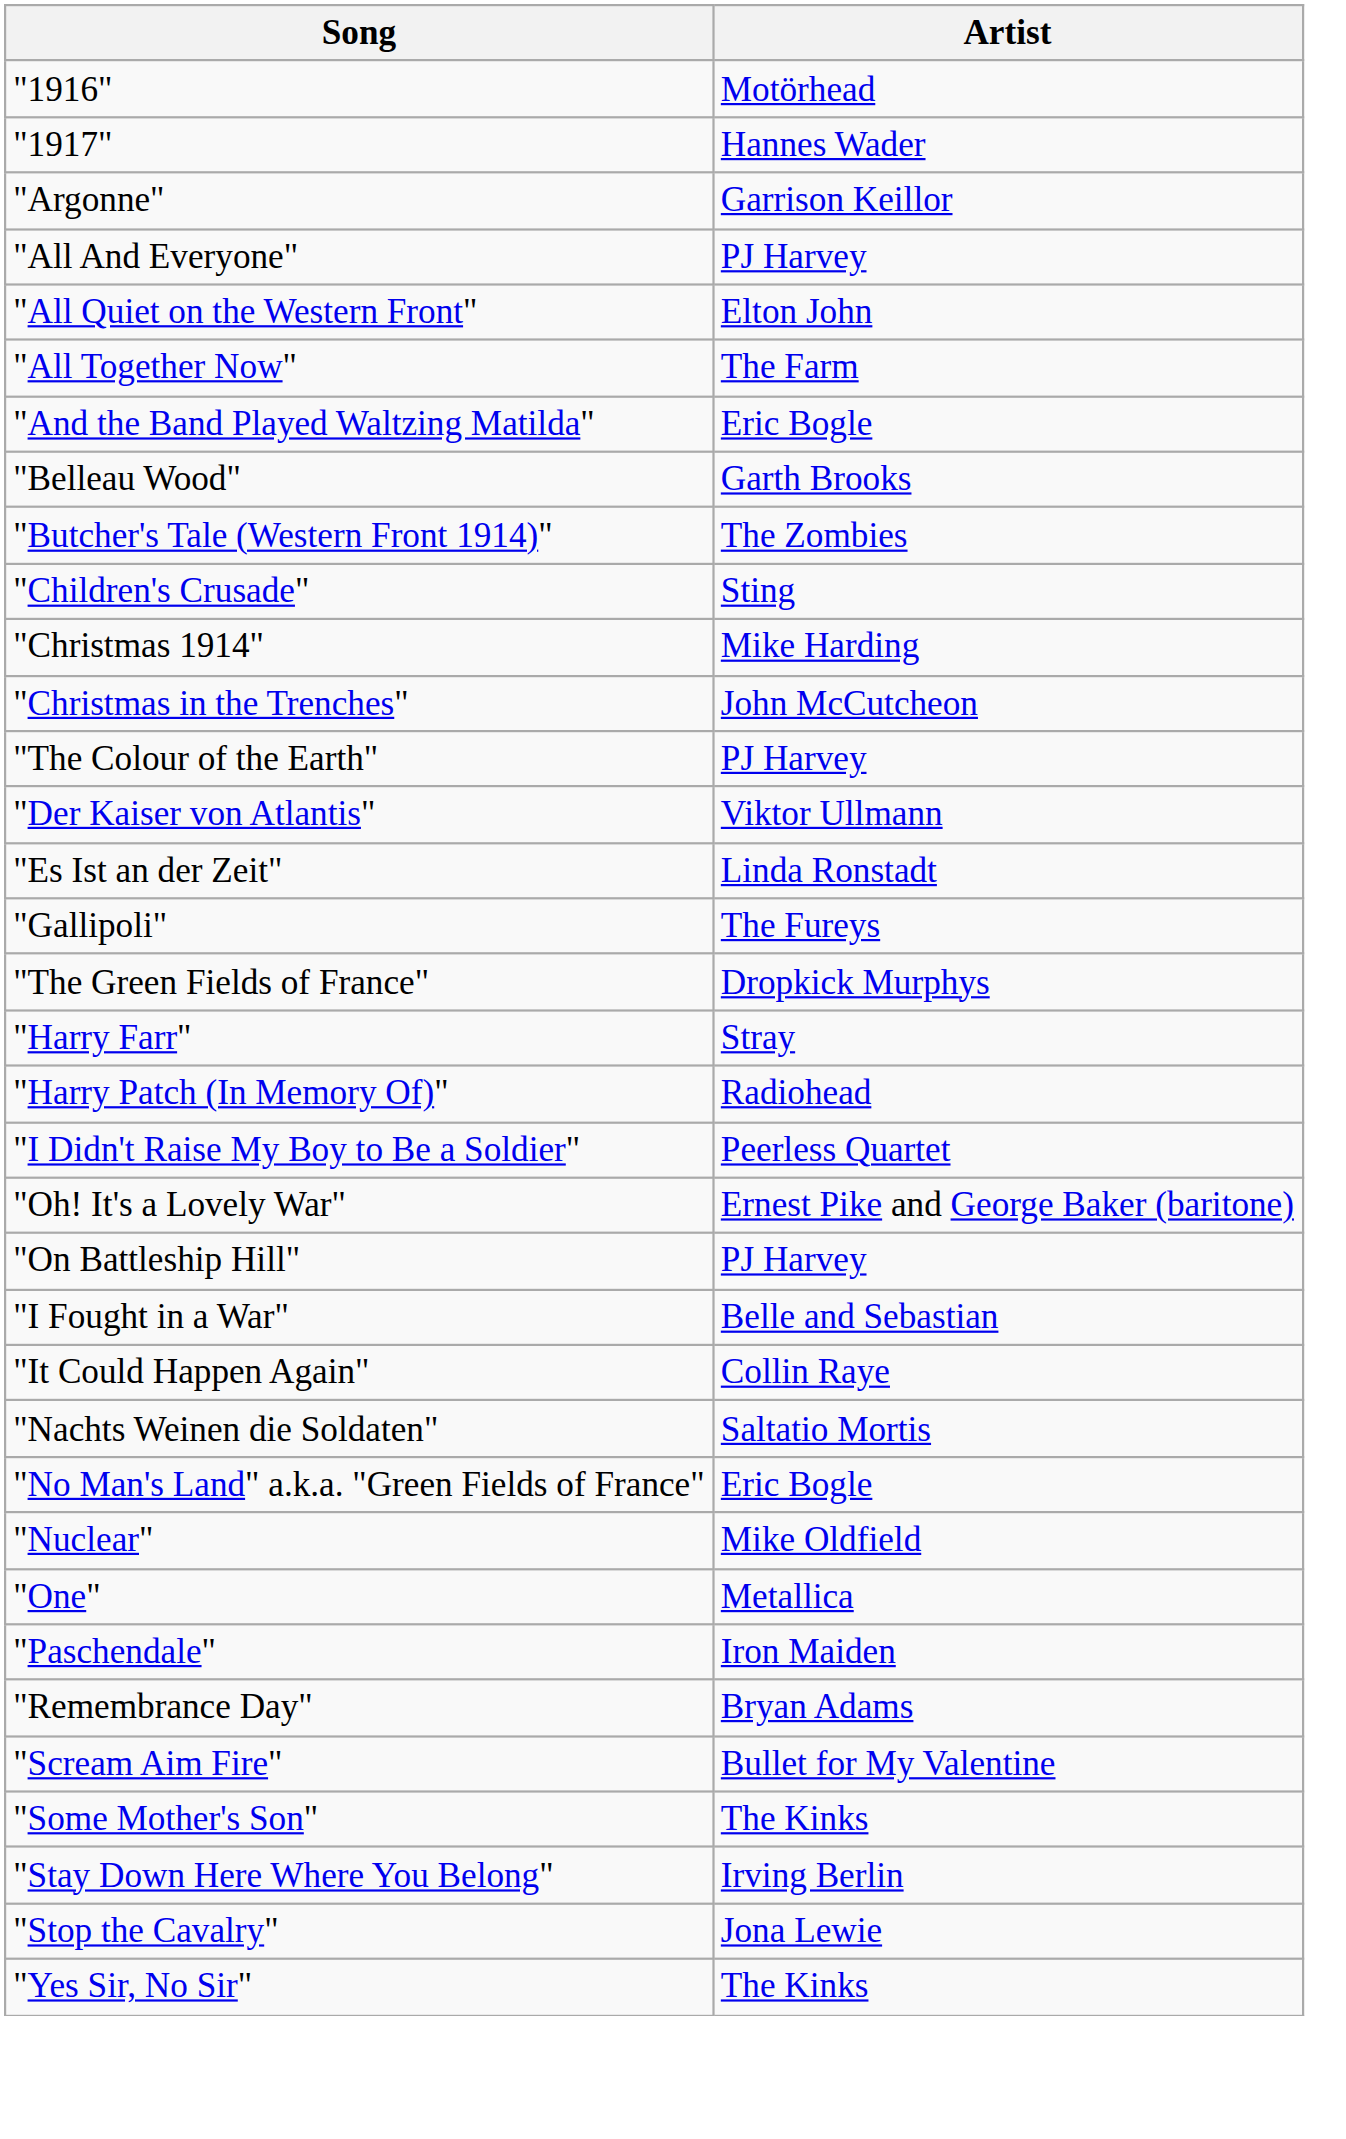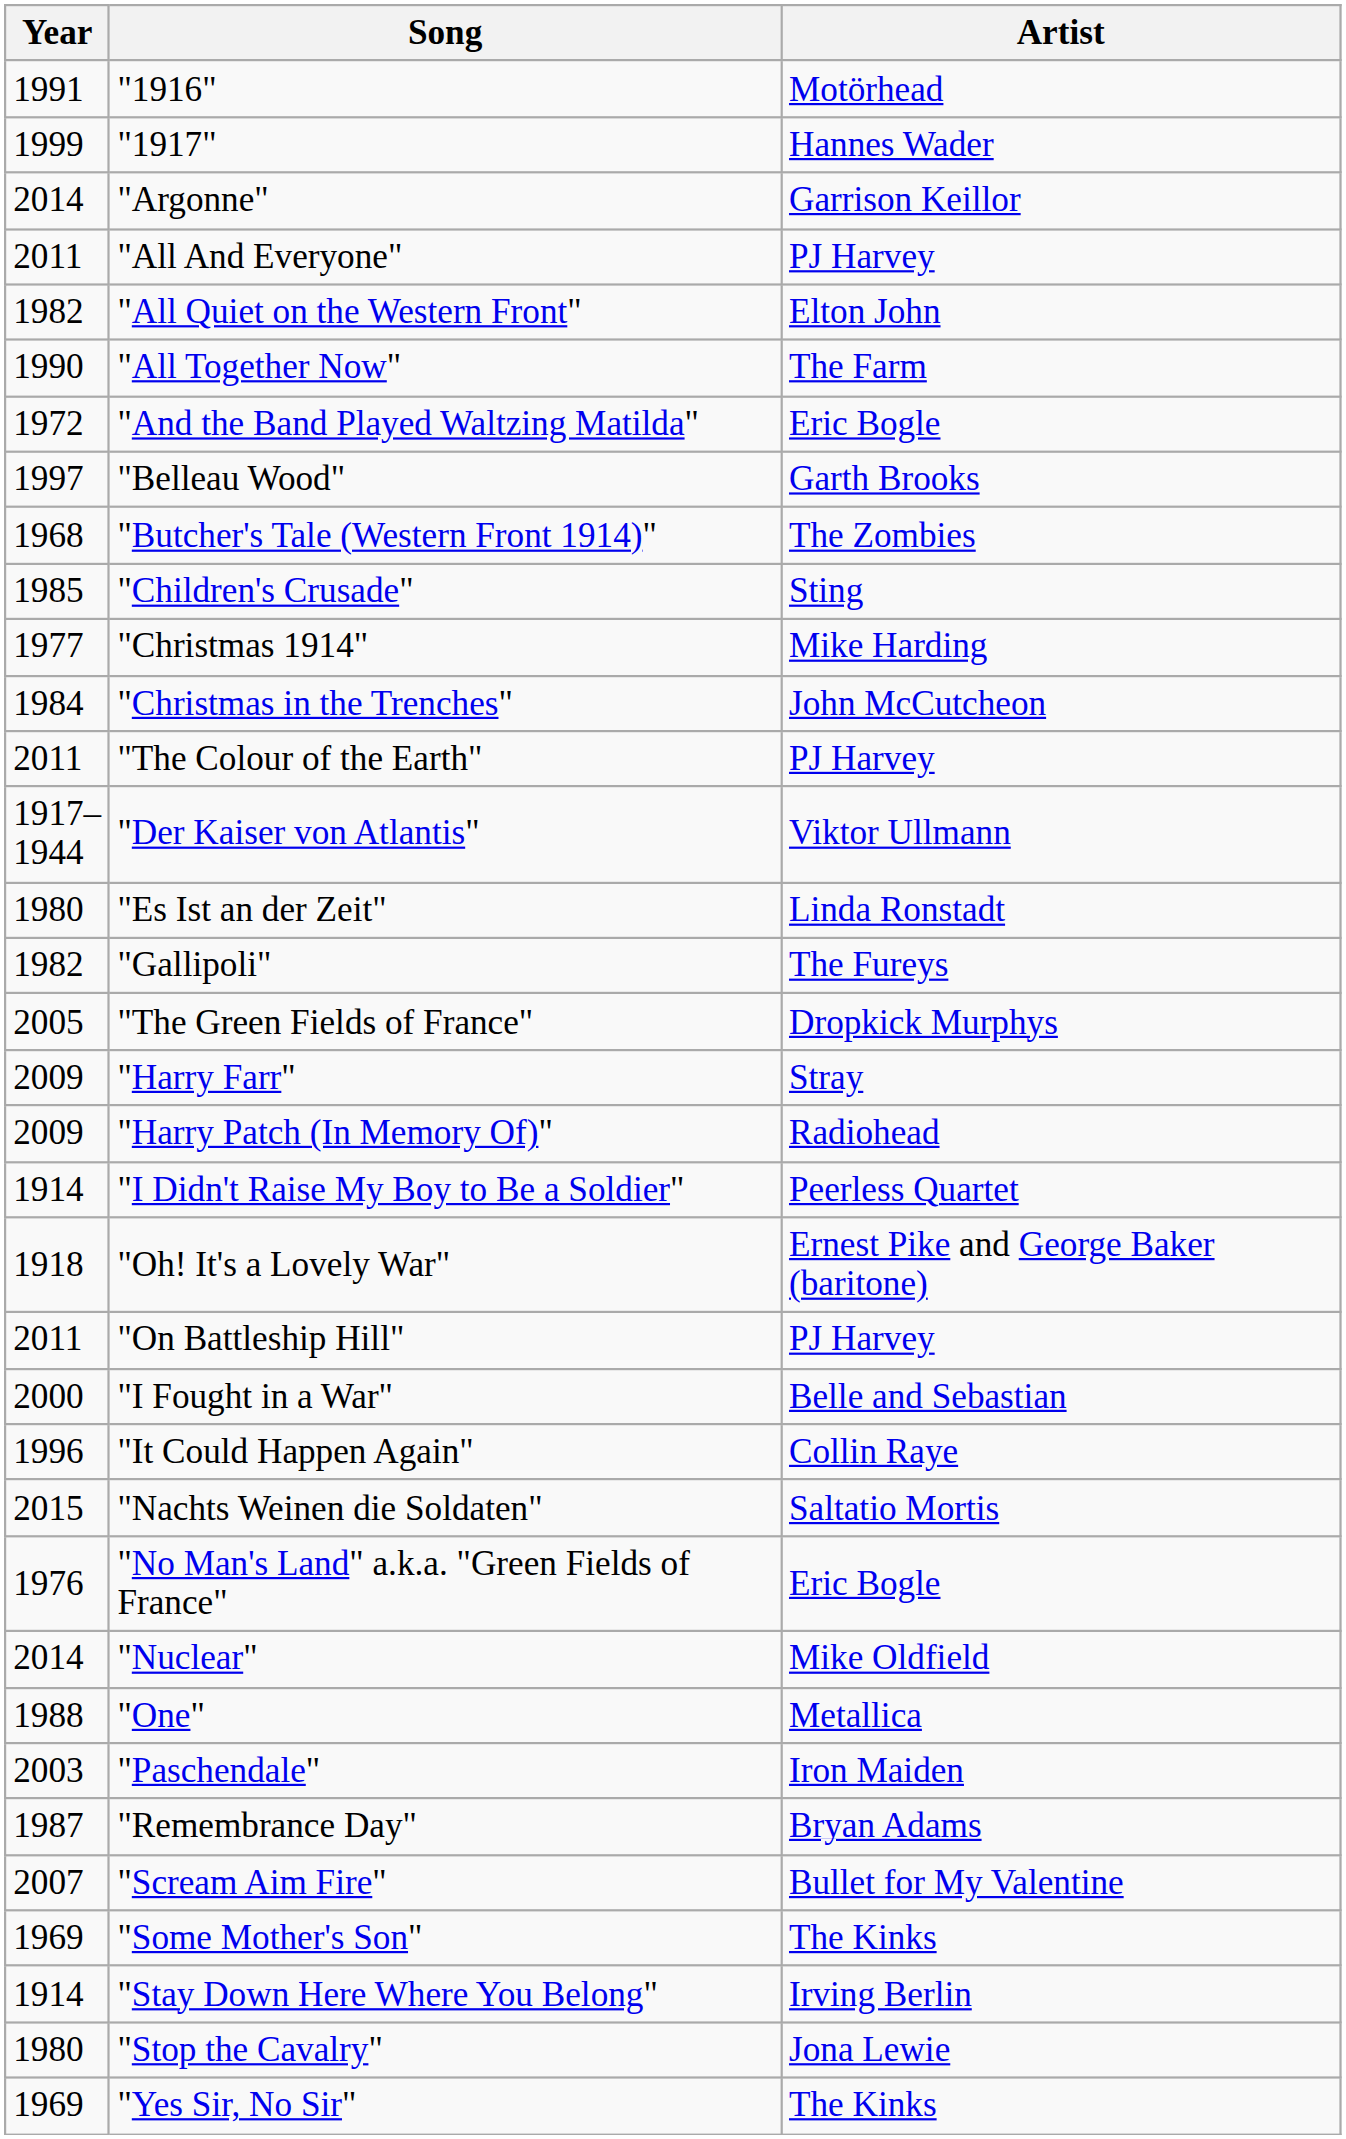+ column: (57, 32)
